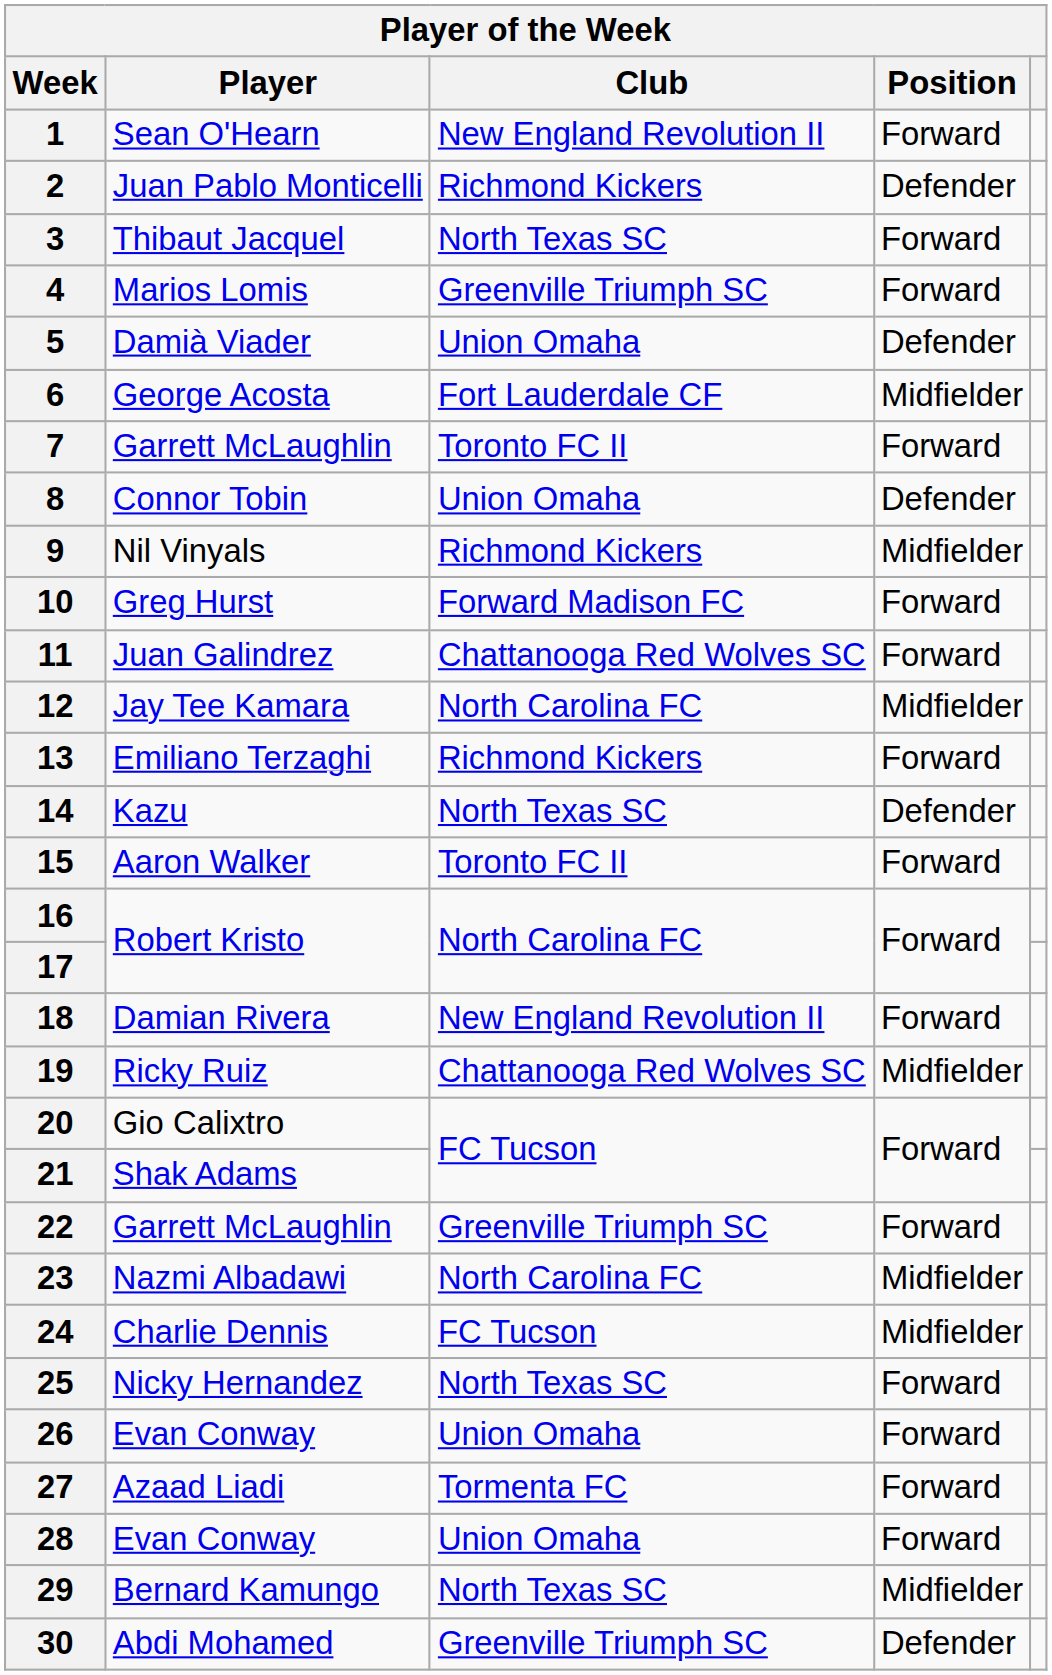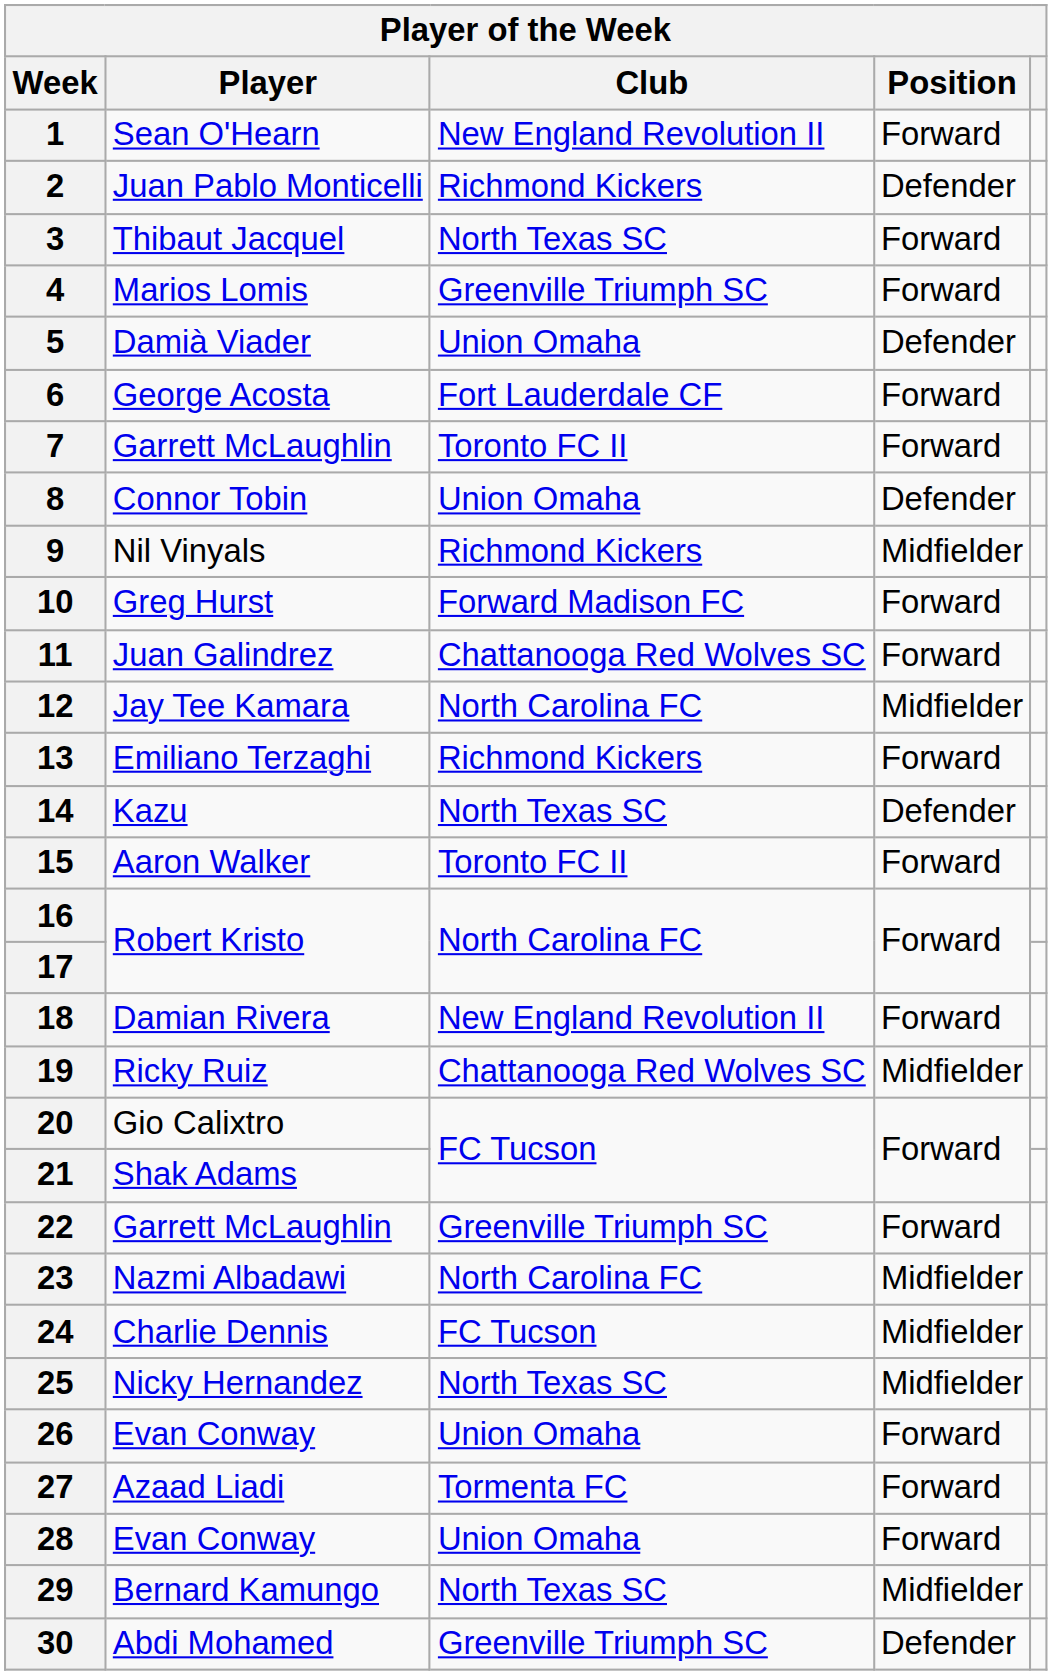(952, 394) Midfielder -> (941, 394) Forward
(941, 1382) Forward -> (952, 1382) Midfielder
